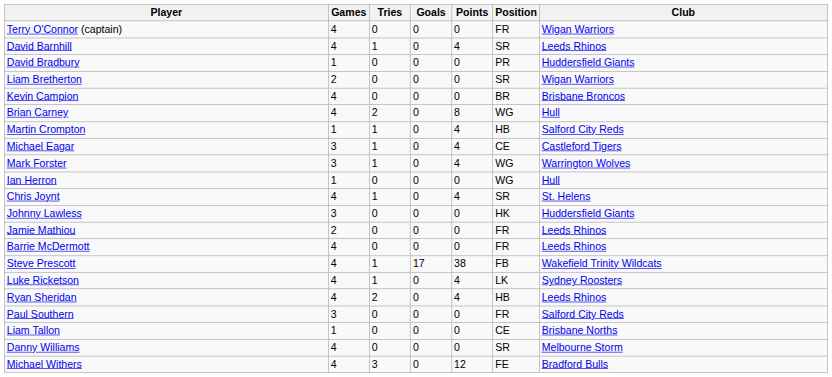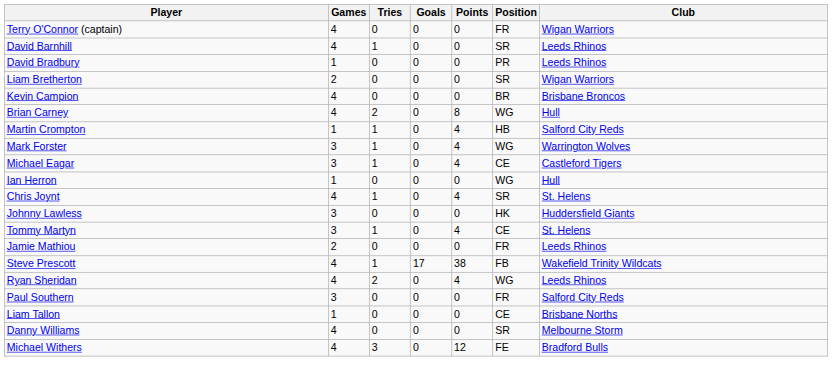(457, 46) 4 -> (457, 46) 0
(588, 63) Huddersfield Giants -> (574, 63) Leeds Rhinos
rows swapped: (41, 146) <-> (37, 163)
+ row: (41, 230)
- row: (48, 247)
- row: (43, 280)
(503, 297) HB -> (504, 280) WG
